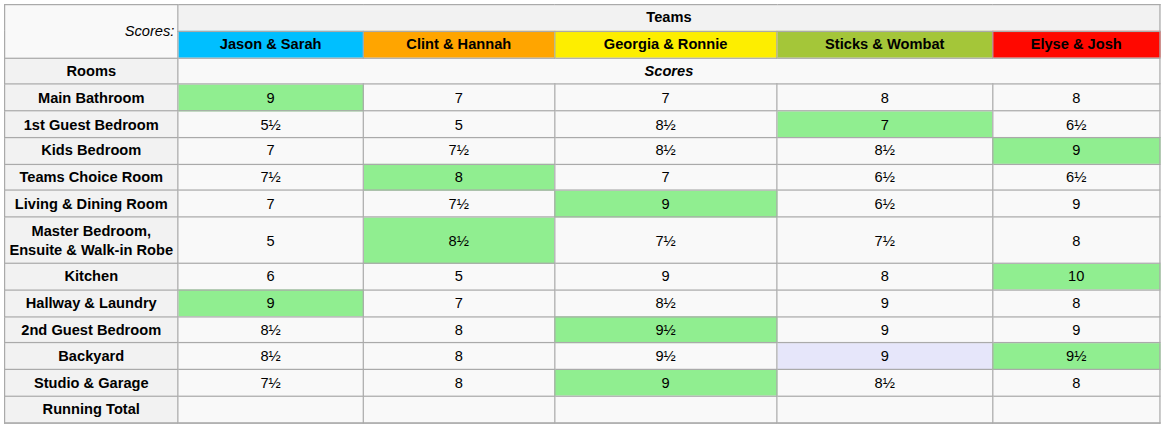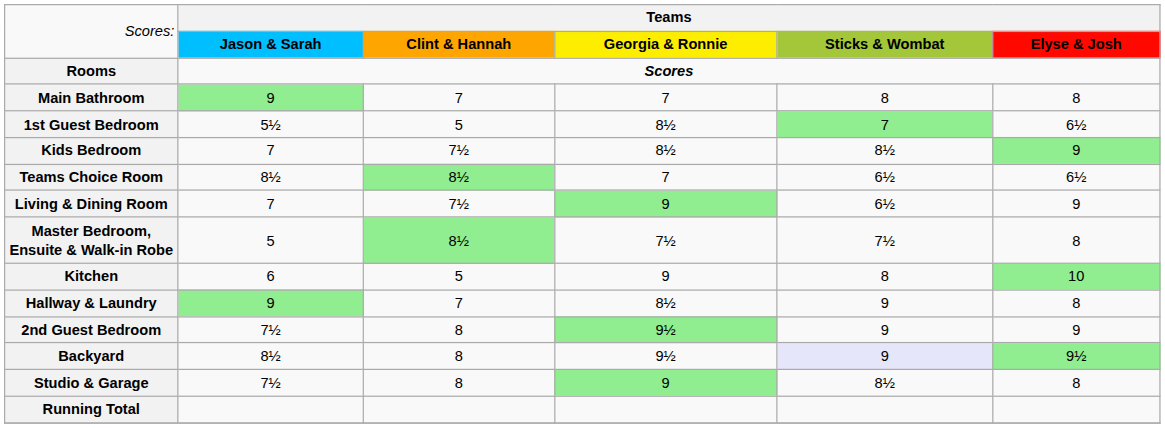(271, 177) 7½ -> (271, 177) 8½
(459, 177) 8 -> (459, 177) 8½
(271, 330) 8½ -> (271, 330) 7½
